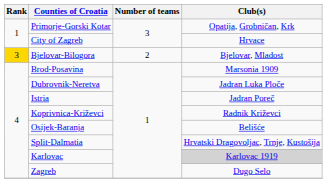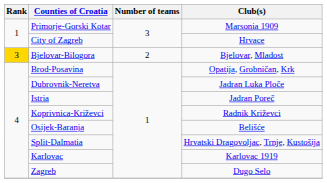(252, 26) Opatija, Grobničan, Krk -> (252, 26) Marsonia 1909
(252, 70) Marsonia 1909 -> (252, 70) Opatija, Grobničan, Krk
(252, 157) lightgrey background -> (252, 157) no background
